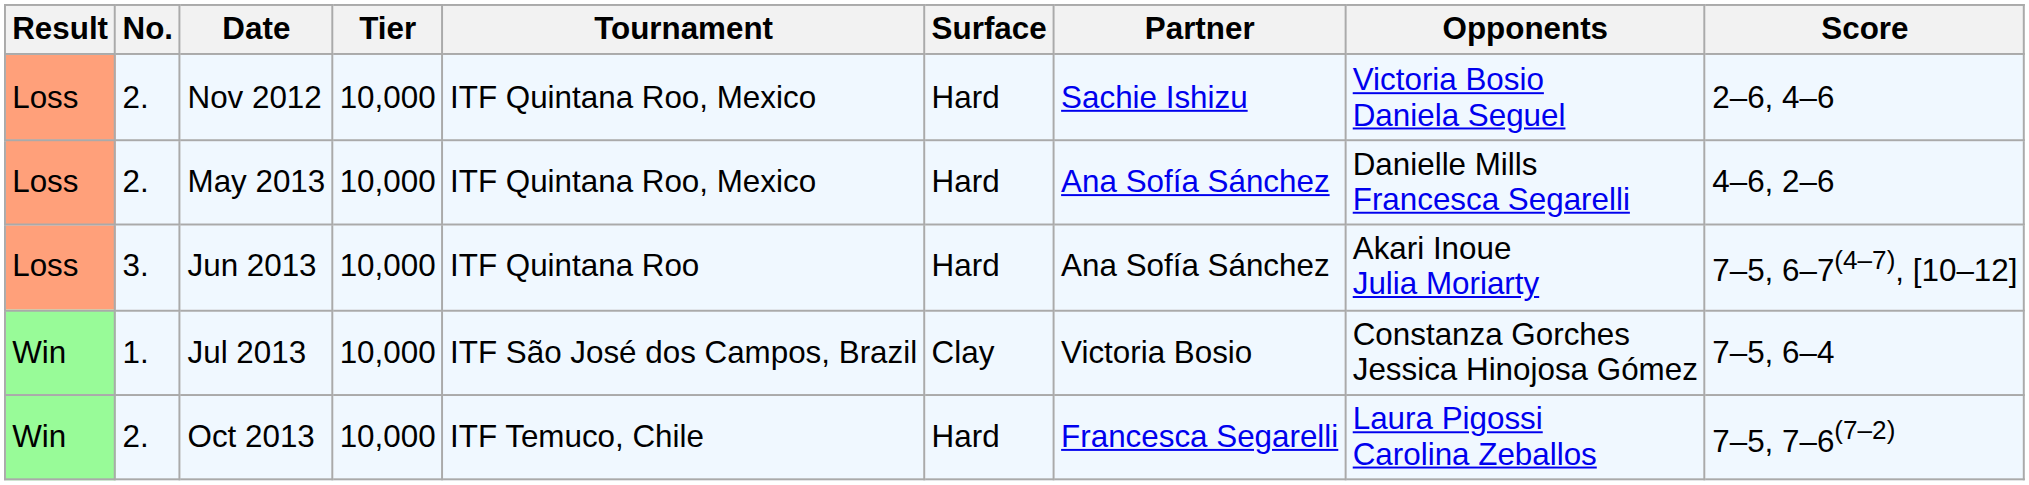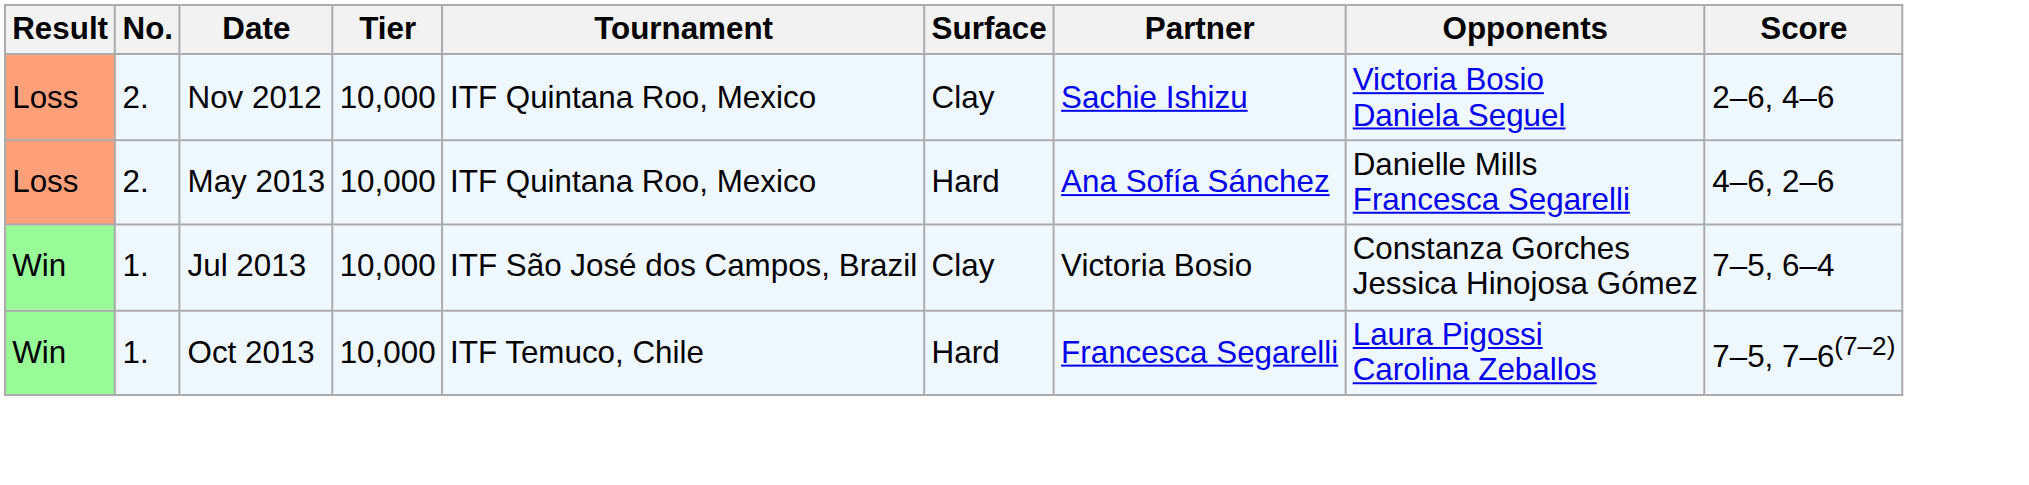(966, 96) Hard -> (963, 96) Clay
- row: (252, 266)
(136, 436) 2. -> (136, 351) 1.
